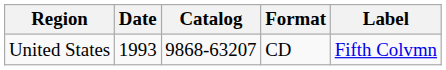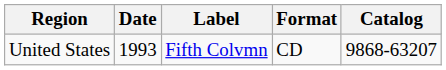columns swapped: (386, 19) <-> (211, 19)
